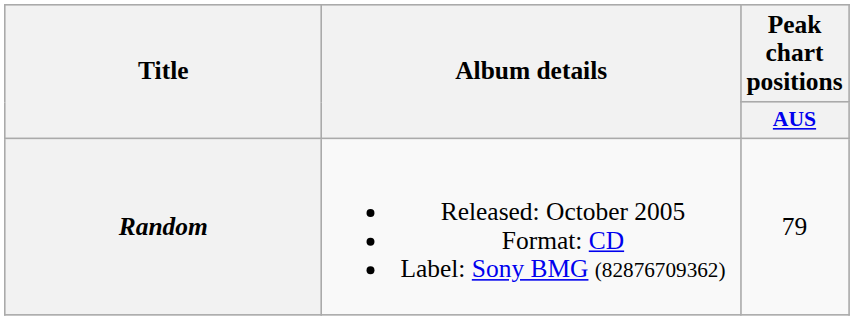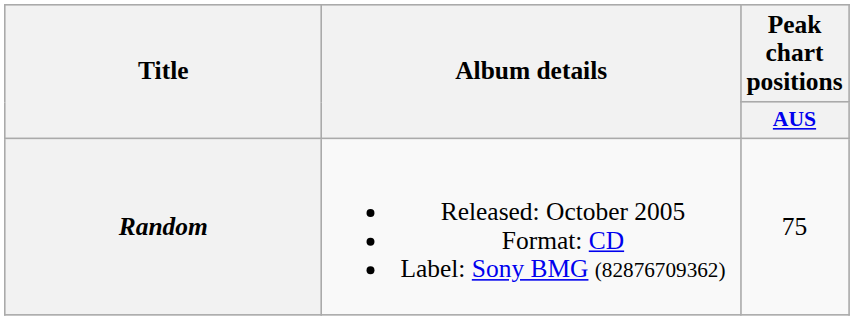(795, 226) 79 -> (795, 226) 75
